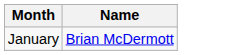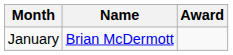+ column: (202, 15)
